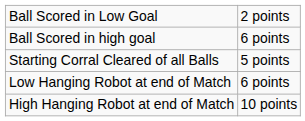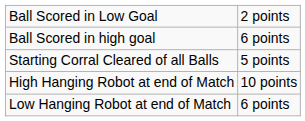rows swapped: (120, 82) <-> (122, 104)
